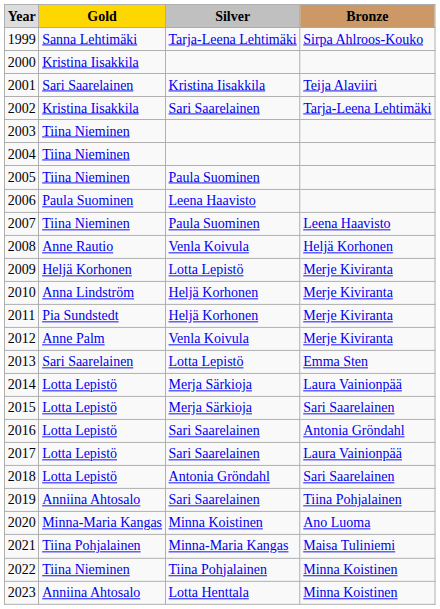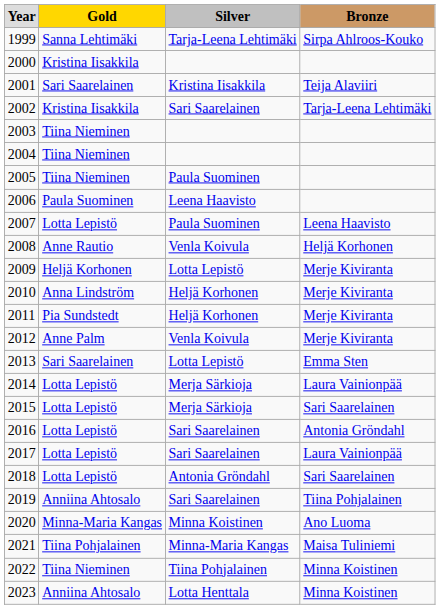(86, 223) Tiina Nieminen -> (80, 223) Lotta Lepistö
